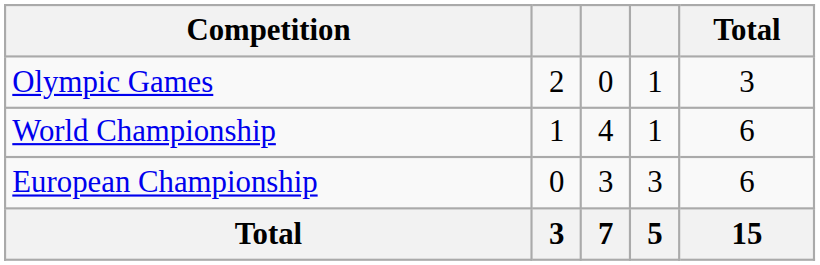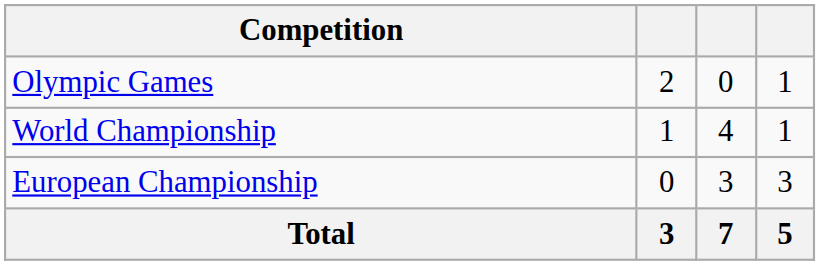- column: (747, 30)
